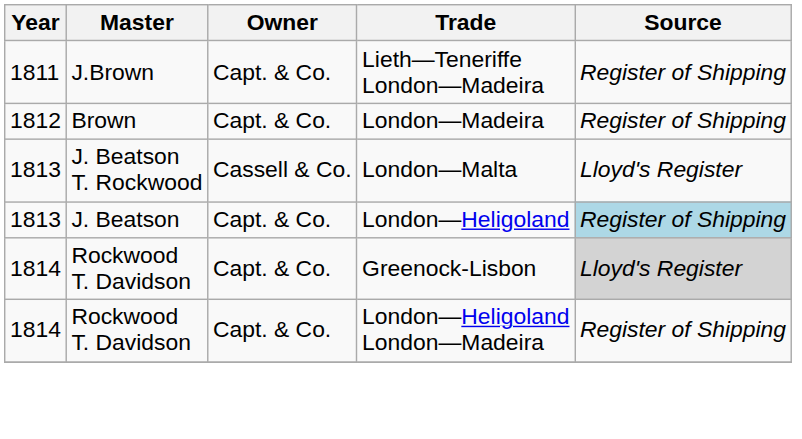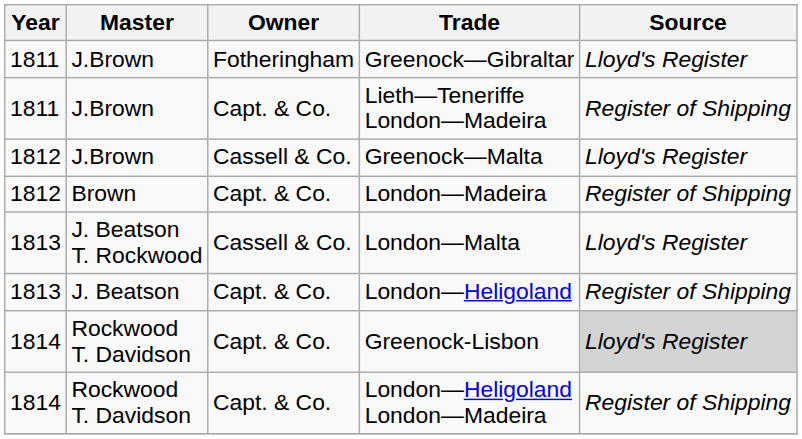+ row: (470, 58)
+ row: (454, 157)
(683, 219) lightblue background -> (688, 291) no background
